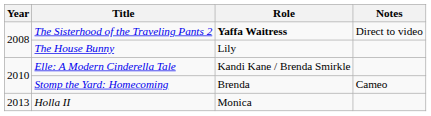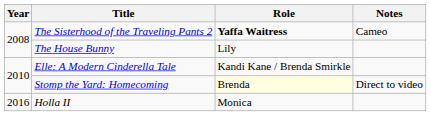(389, 31) Direct to video -> (372, 31) Cameo
(234, 84) no background -> (234, 84) lightyellow background
(372, 84) Cameo -> (389, 84) Direct to video
(18, 102) 2013 -> (18, 102) 2016
